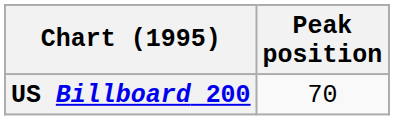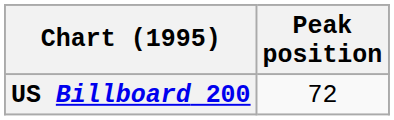(322, 95) 70 -> (322, 95) 72
